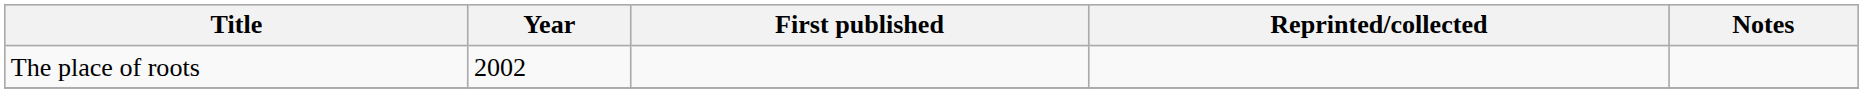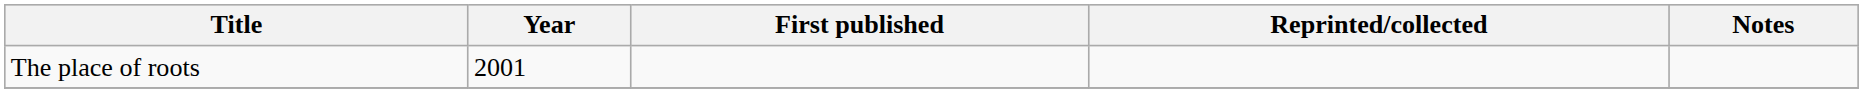(500, 66) 2002 -> (500, 66) 2001
